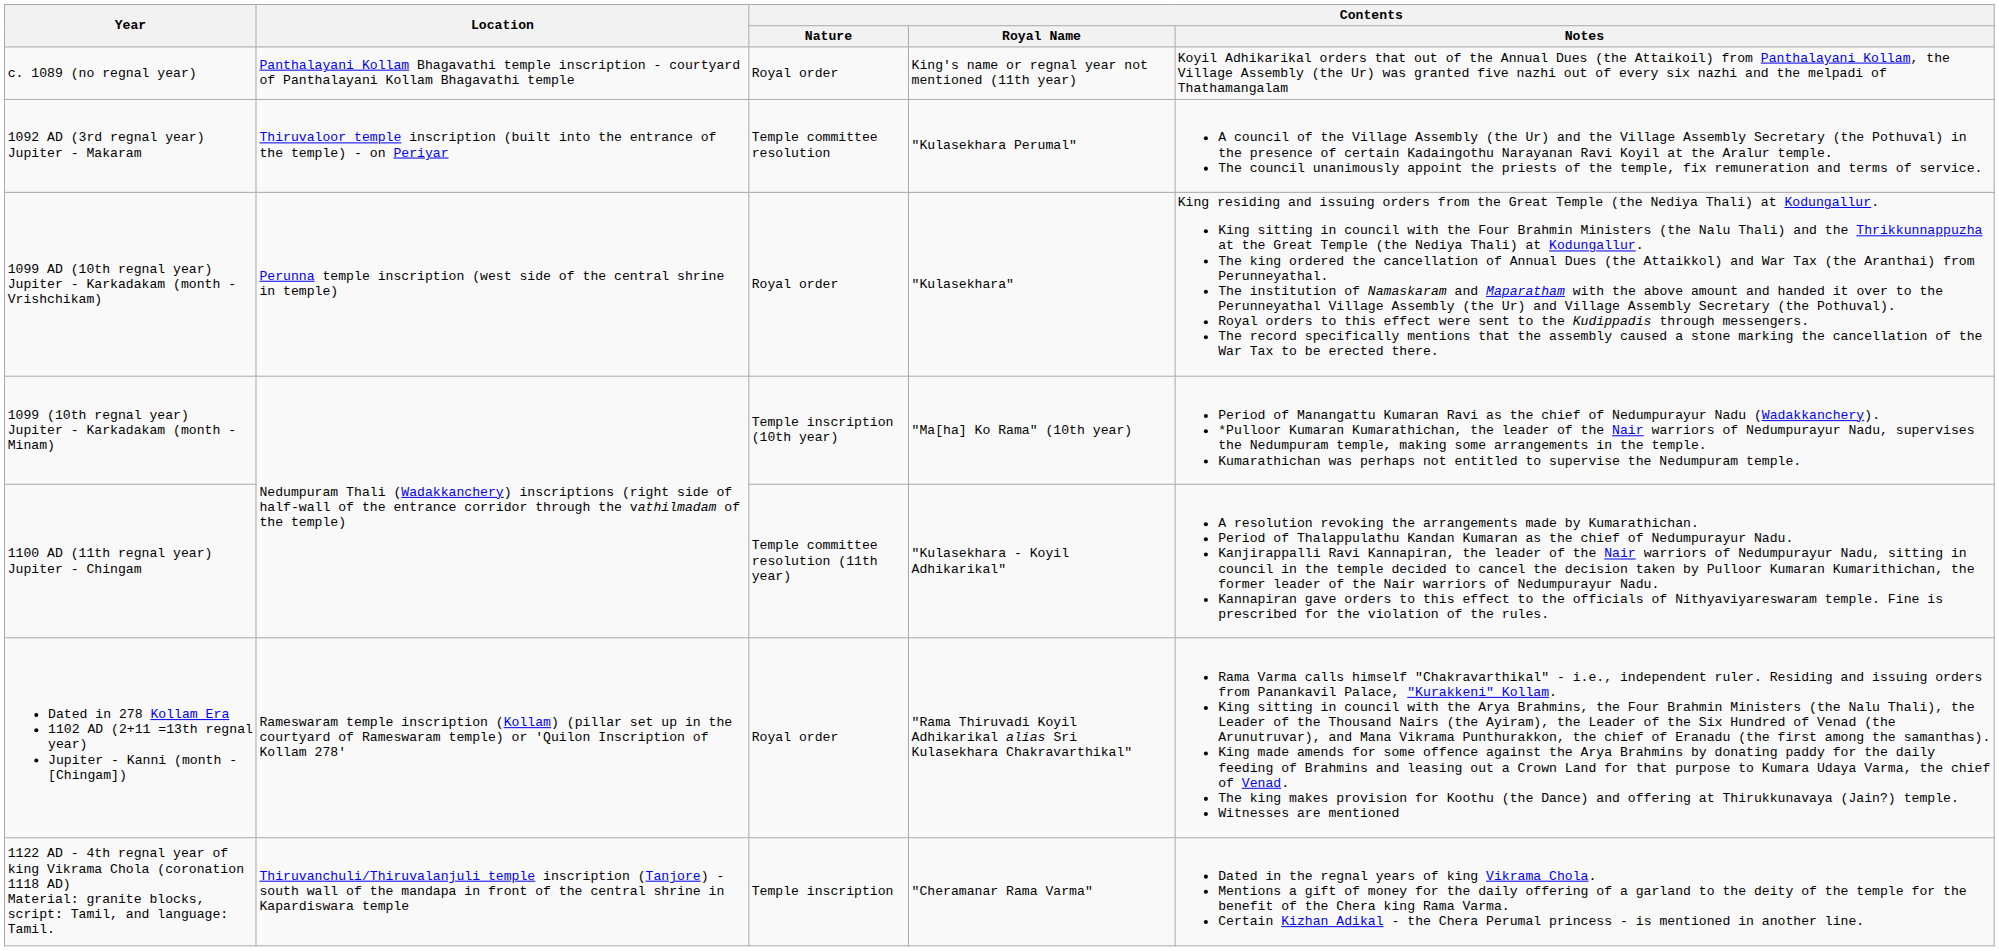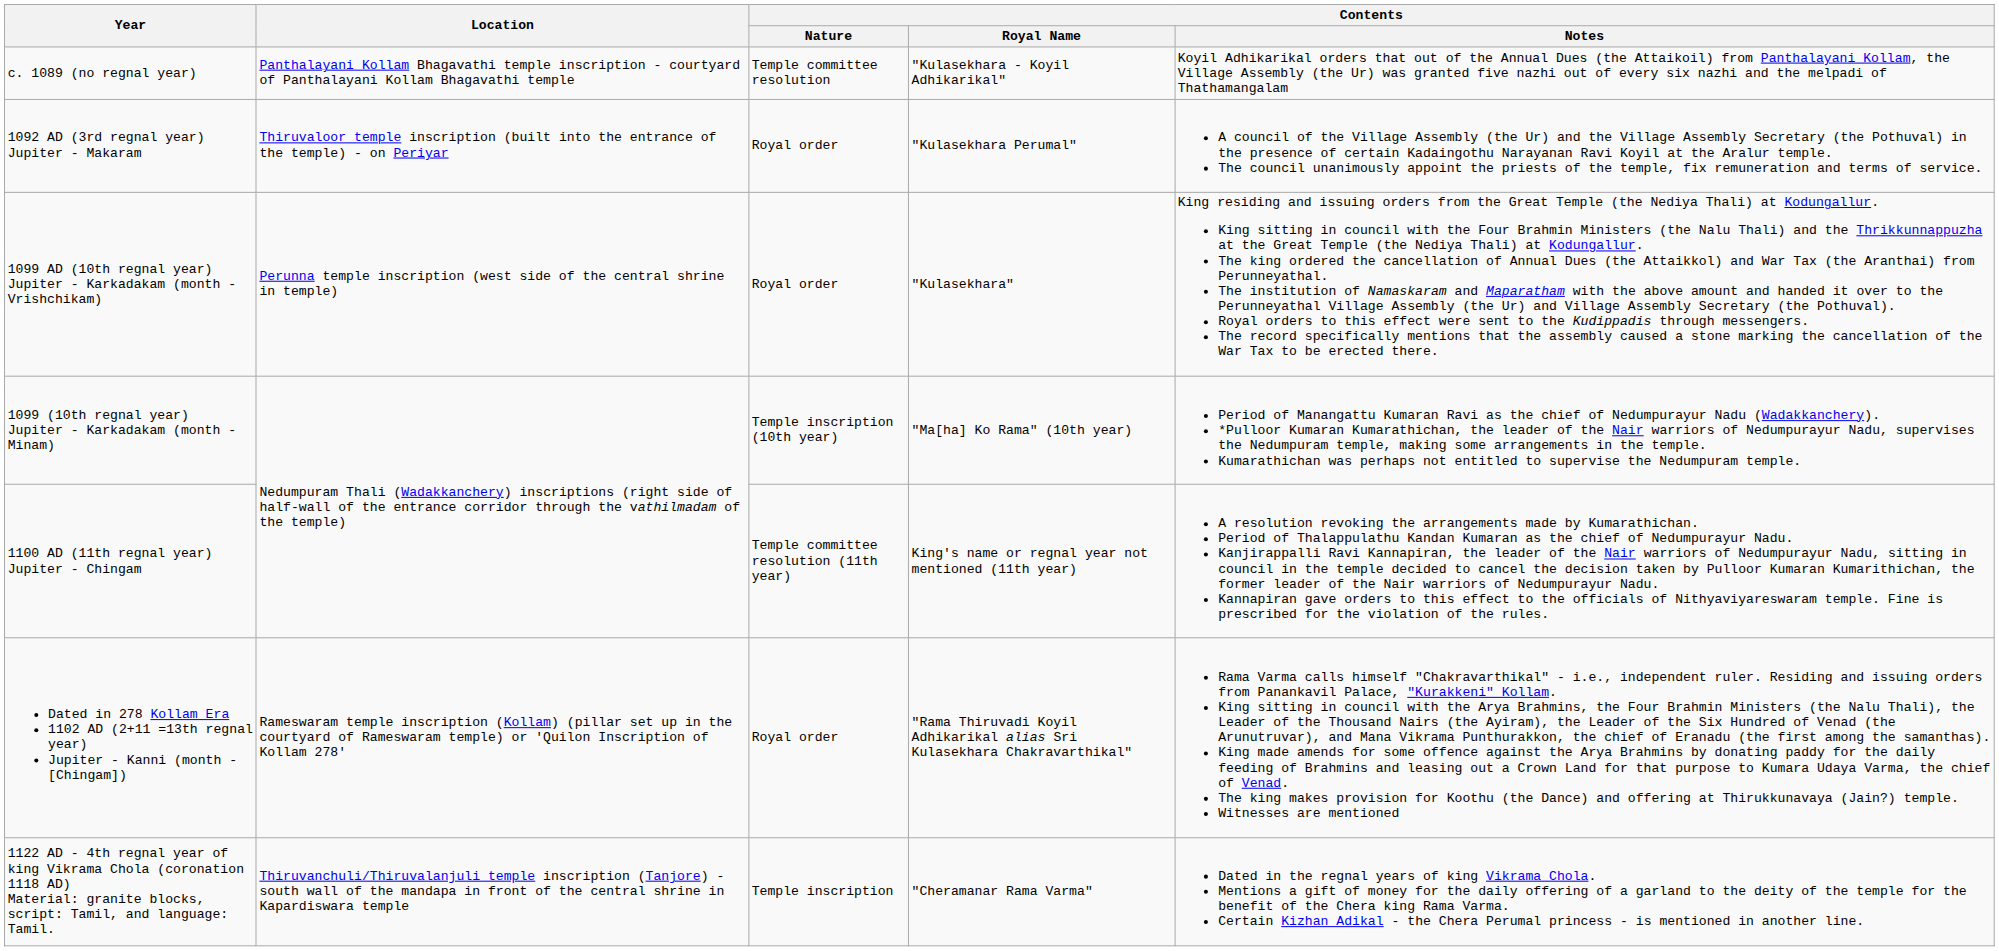(795, 73) Royal order -> (815, 73) Temple committee resolution
(1030, 73) King's name or regnal year not mentioned (11th year) -> (990, 73) "Kulasekhara - Koyil Adhikarikal"
(815, 146) Temple committee resolution -> (795, 146) Royal order
(990, 561) "Kulasekhara - Koyil Adhikarikal" -> (1030, 561) King's name or regnal year not mentioned (11th year)
